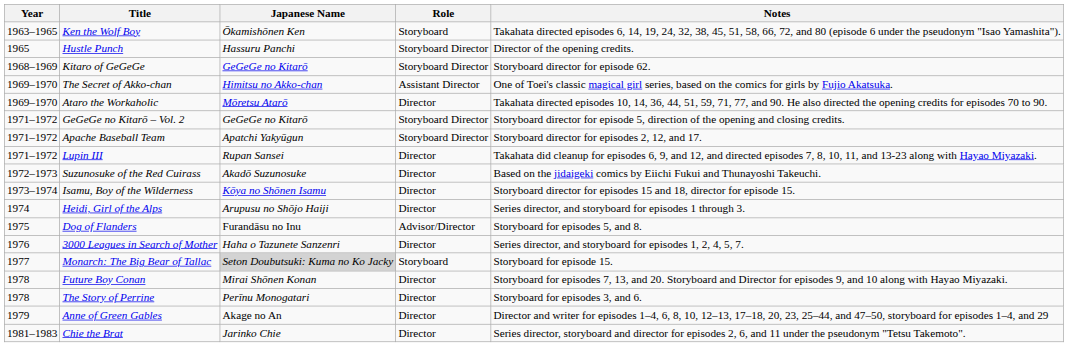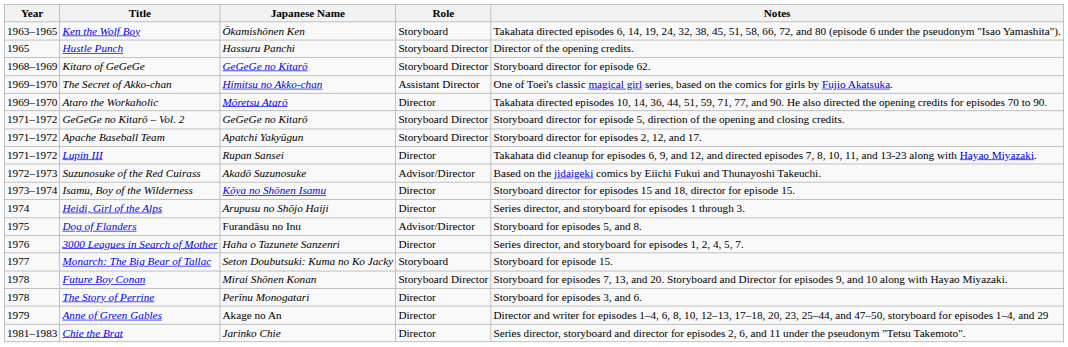(417, 173) Director -> (437, 173) Advisor/Director
(308, 262) lightgrey background -> (308, 262) no background
(417, 279) Director -> (443, 279) Storyboard Director
